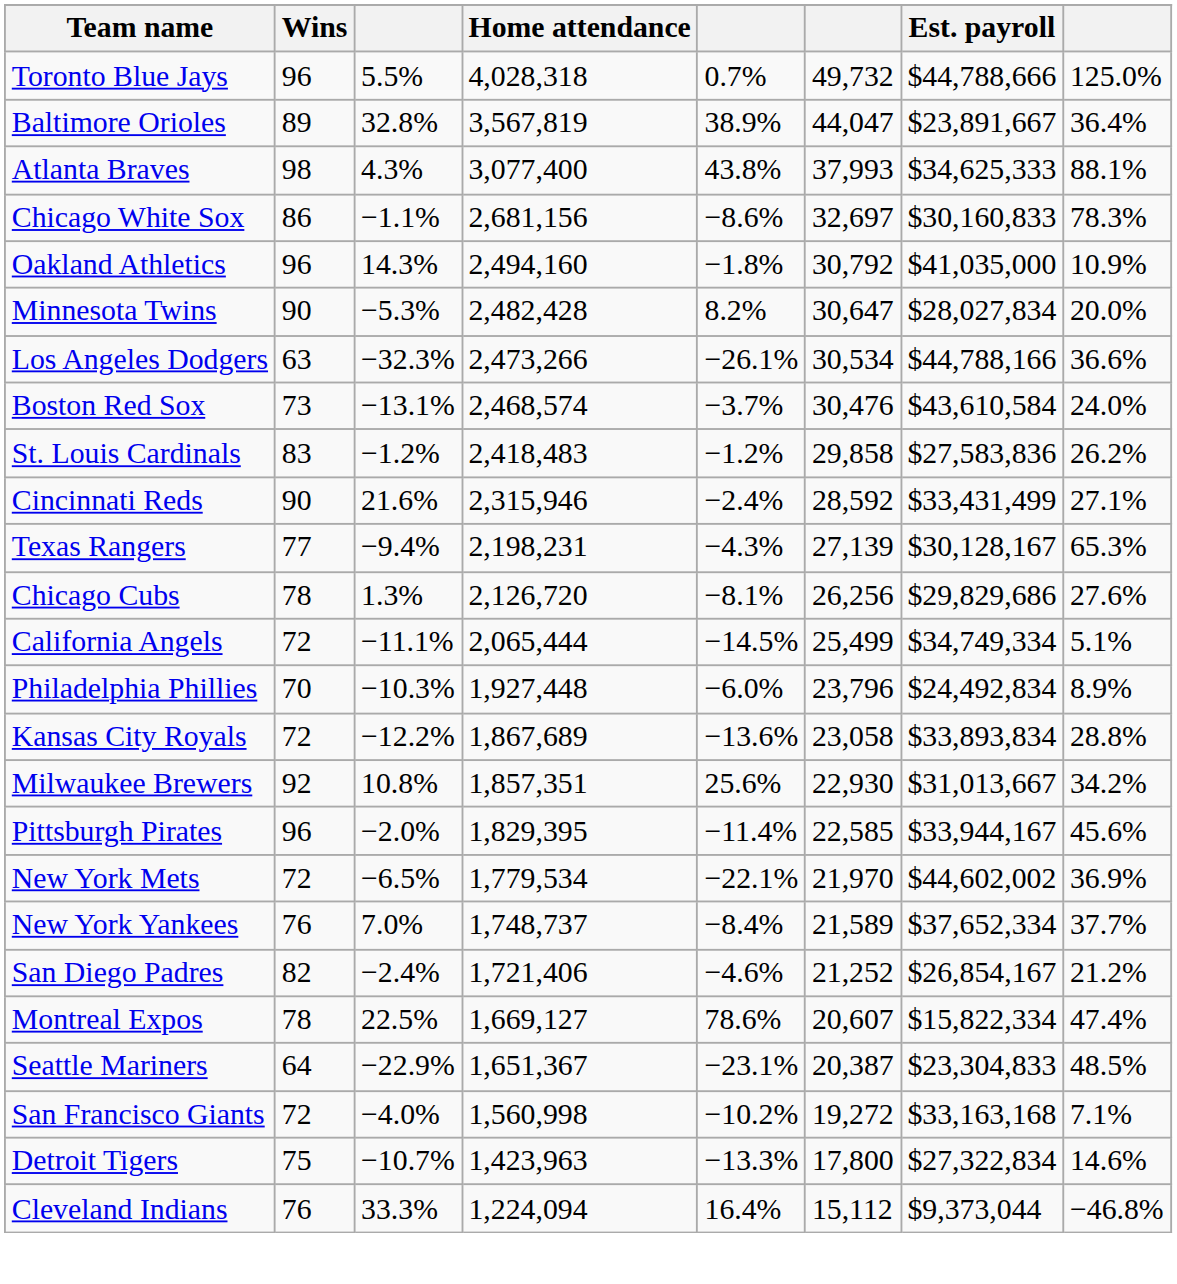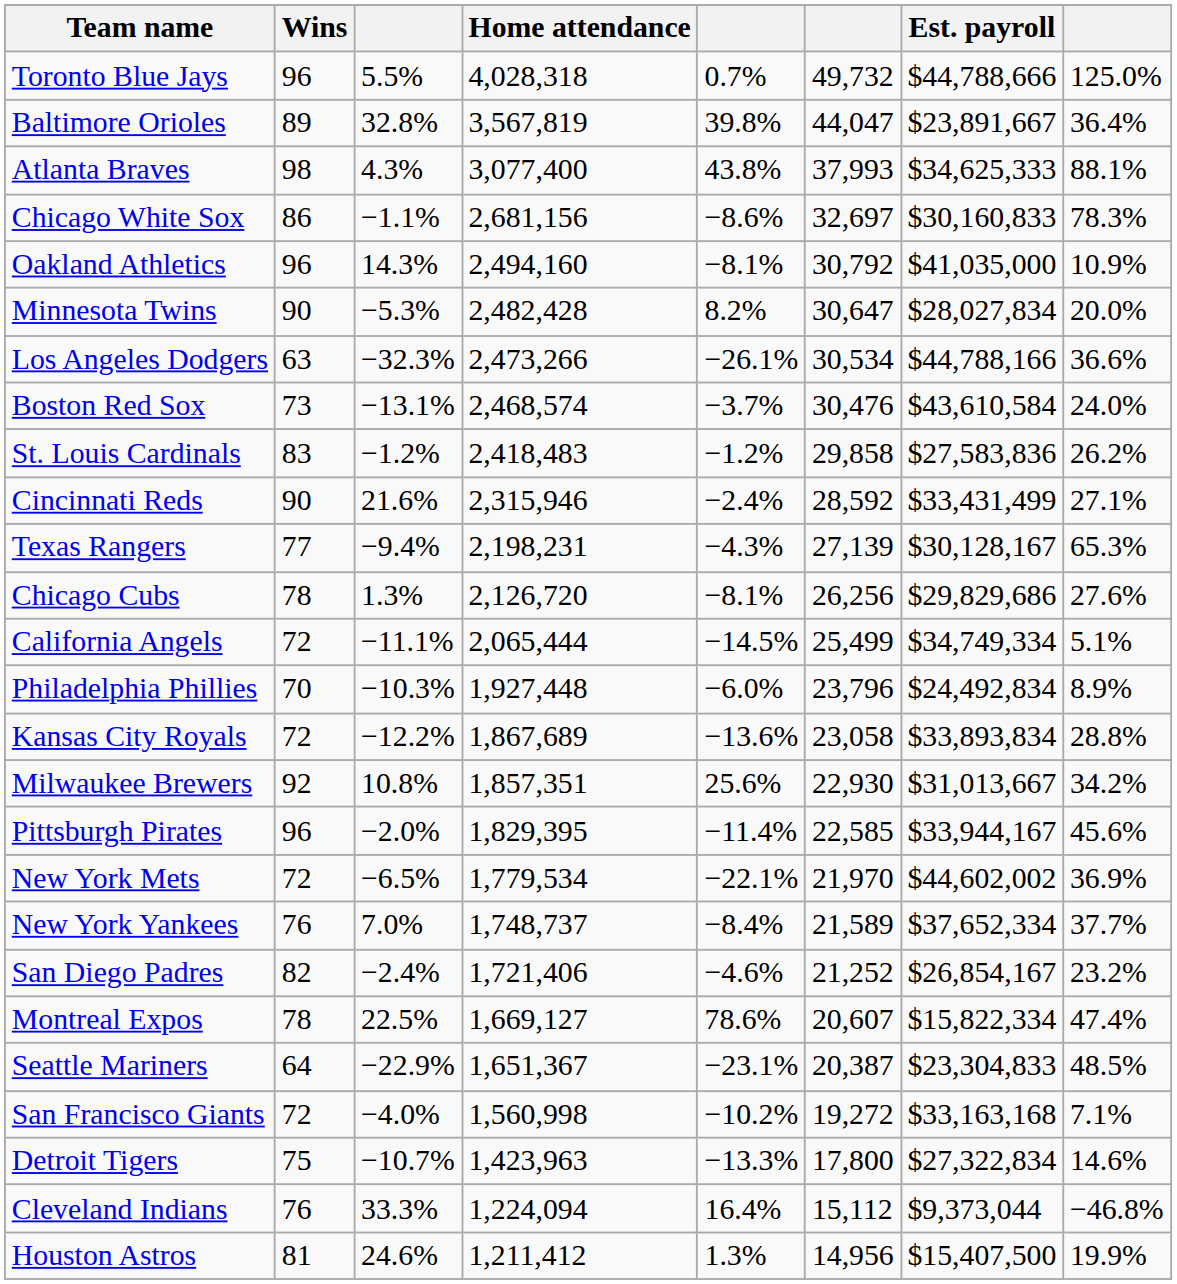(743, 122) 38.9% -> (743, 122) 39.8%
(744, 264) −1.8% -> (744, 264) −8.1%
(1108, 972) 21.2% -> (1108, 972) 23.2%
+ row: (104, 1255)
